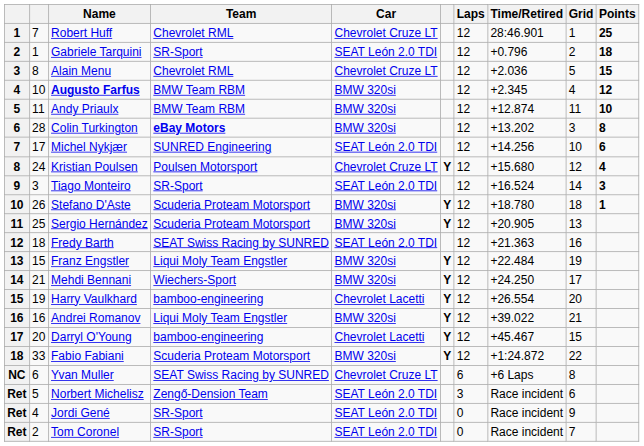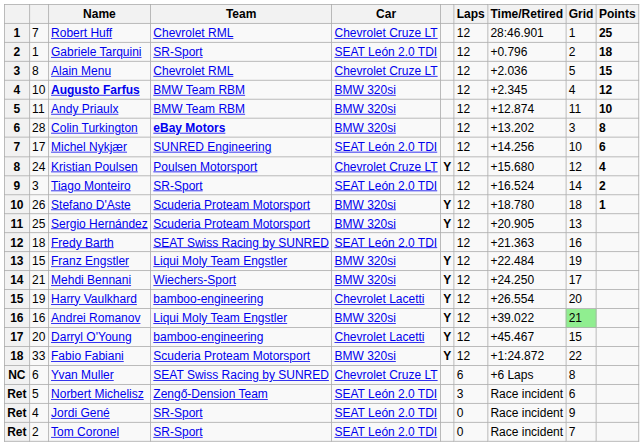(602, 185) 3 -> (602, 185) 2
(575, 318) no background -> (575, 318) lightgreen background
